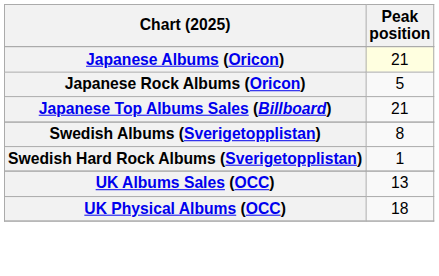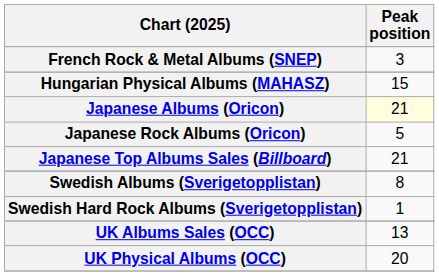+ row: (185, 59)
+ row: (185, 84)
(400, 208) 18 -> (400, 258) 20
